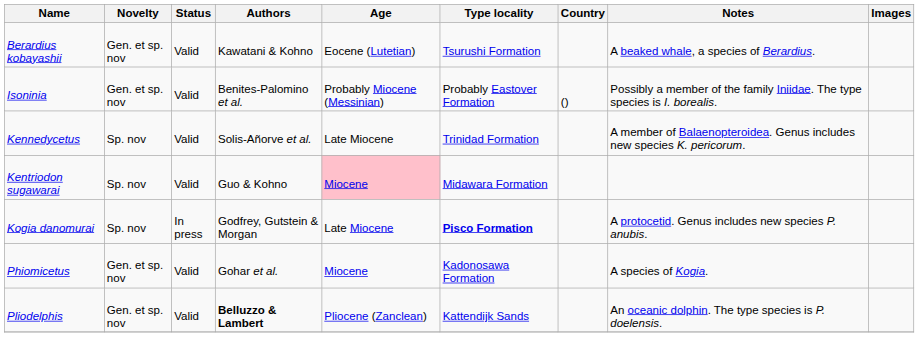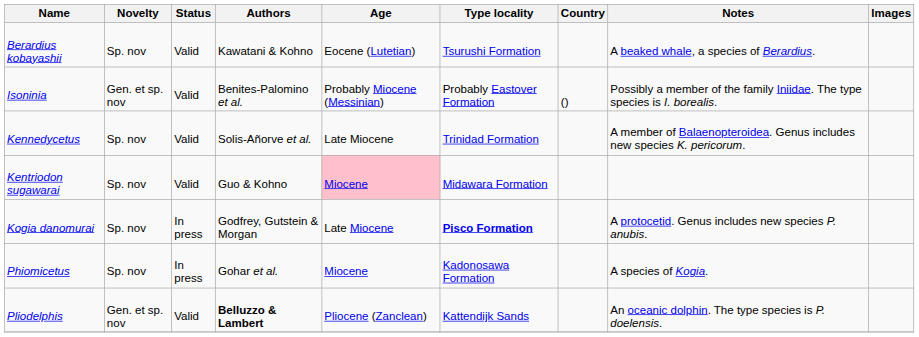(135, 51) Gen. et sp. nov -> (126, 51) Sp. nov
(135, 272) Gen. et sp. nov -> (126, 272) Sp. nov
(187, 272) Valid -> (188, 272) In press
